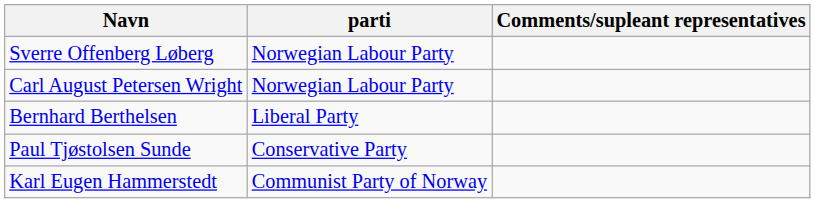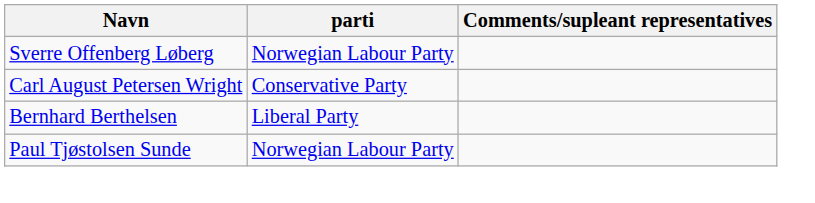(353, 85) Norwegian Labour Party -> (329, 85) Conservative Party
(329, 149) Conservative Party -> (353, 149) Norwegian Labour Party
- row: (113, 181)
